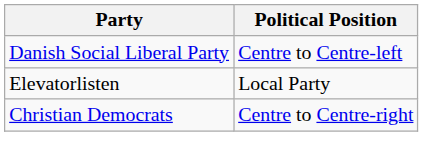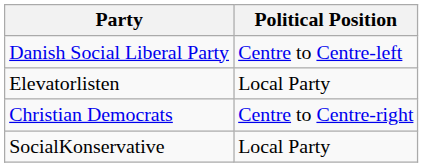+ row: (87, 146)
